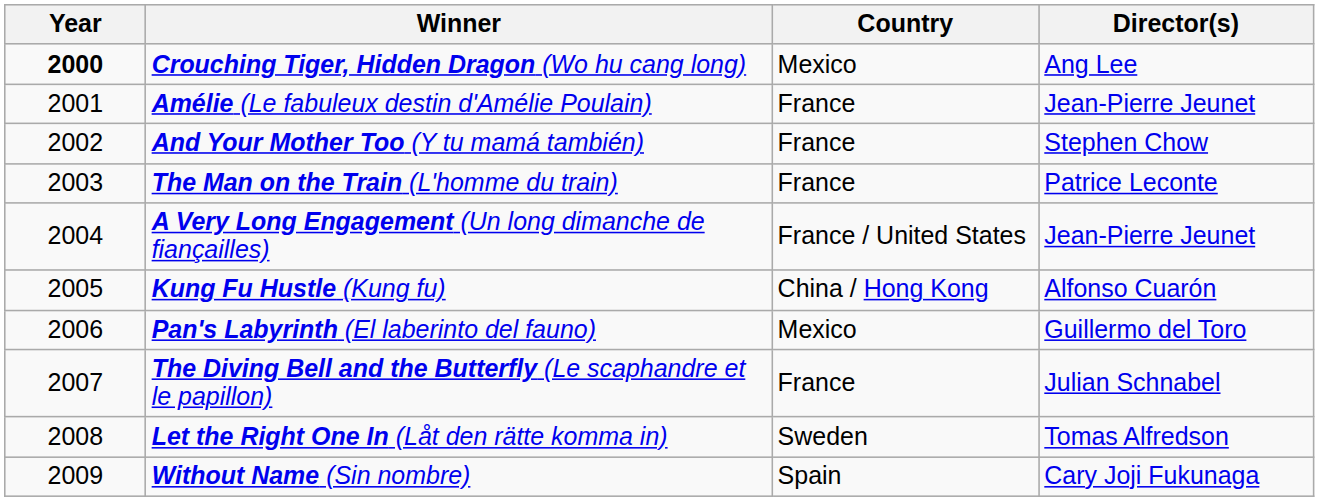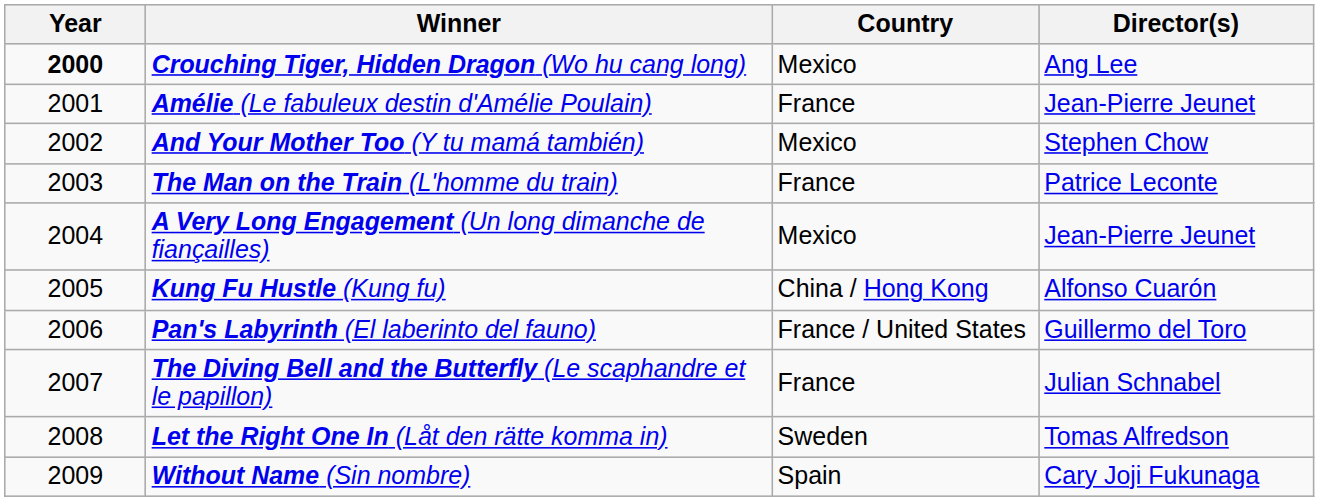(816, 143) France -> (817, 143) Mexico
(902, 236) France / United States -> (817, 236) Mexico
(817, 329) Mexico -> (902, 329) France / United States
